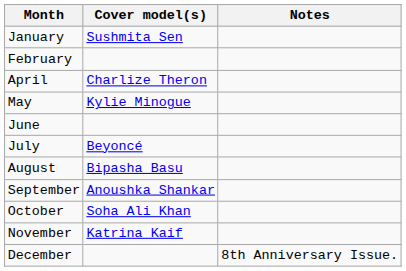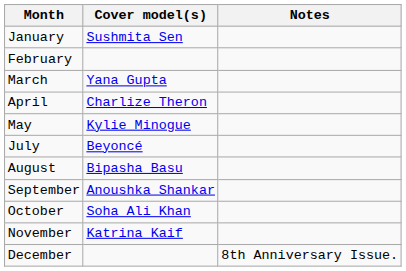+ row: (28, 81)
- row: (24, 125)
